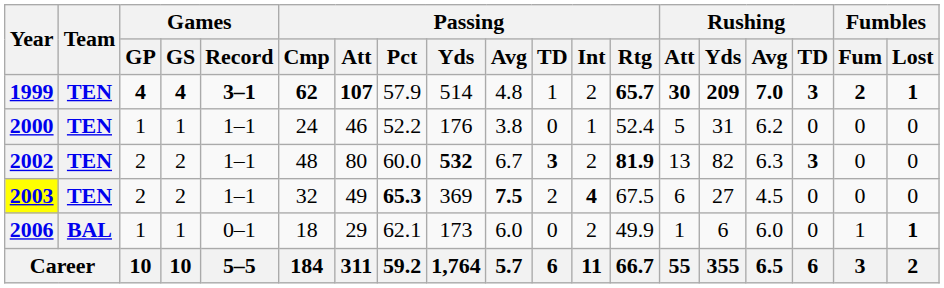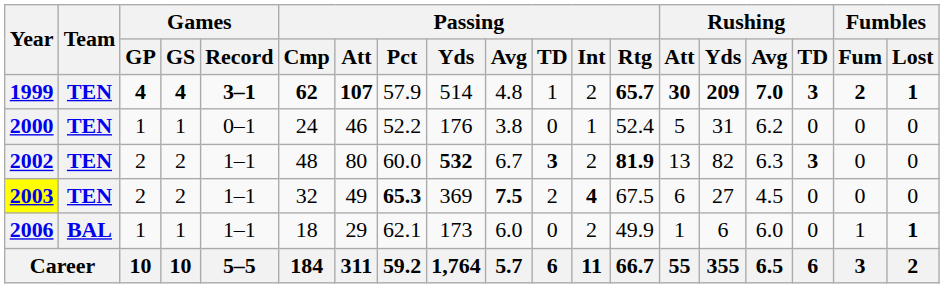(239, 126) 1–1 -> (239, 126) 0–1
(239, 230) 0–1 -> (239, 230) 1–1
